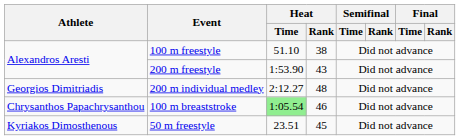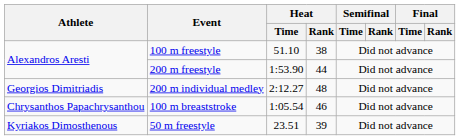(321, 69) 43 -> (321, 69) 44
(286, 107) lightgreen background -> (286, 107) no background
(321, 125) 45 -> (321, 125) 39
